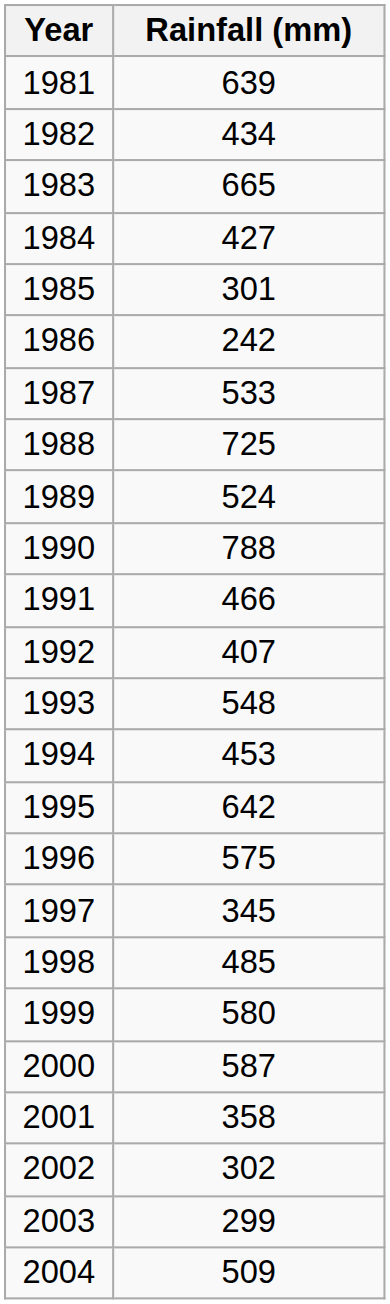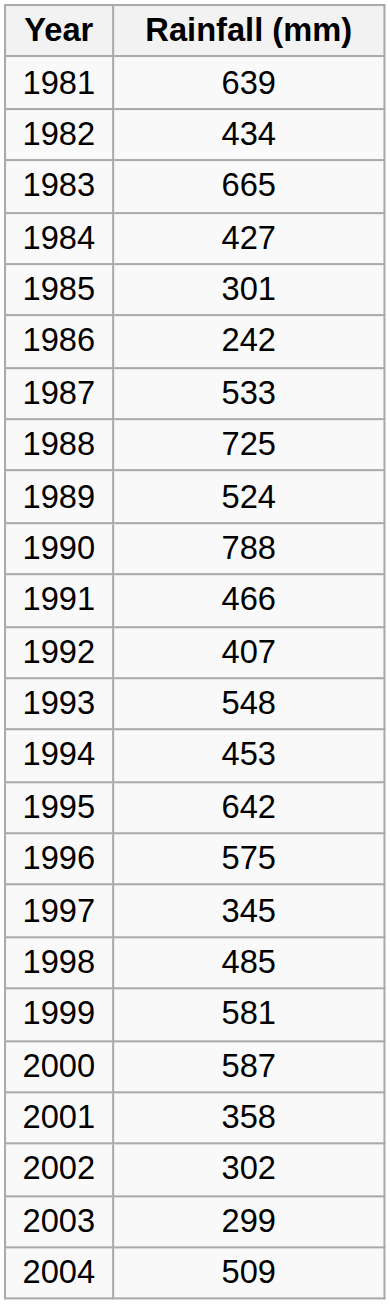(249, 1013) 580 -> (249, 1013) 581
